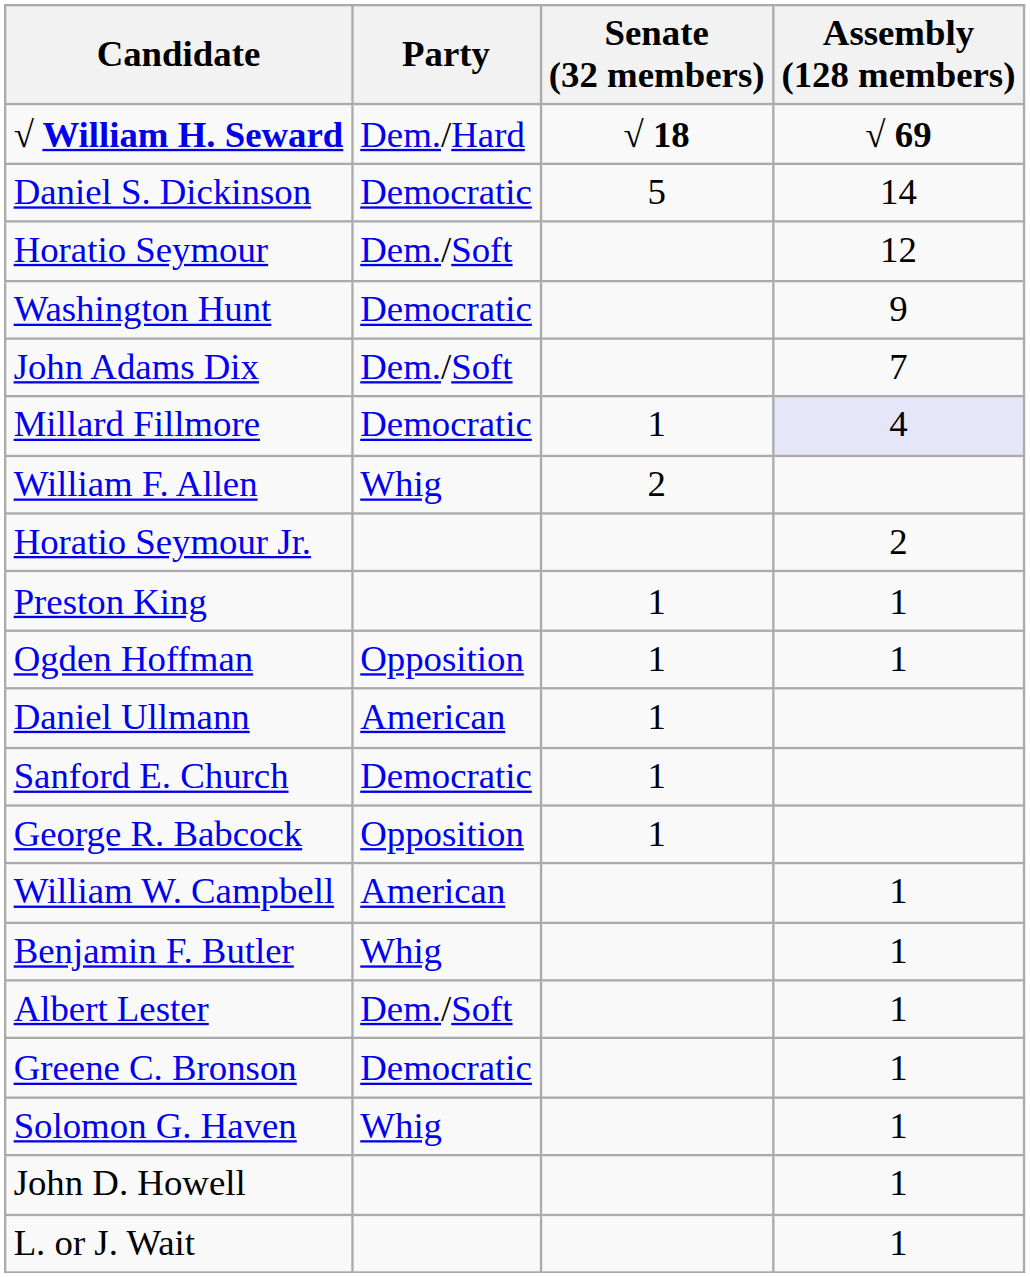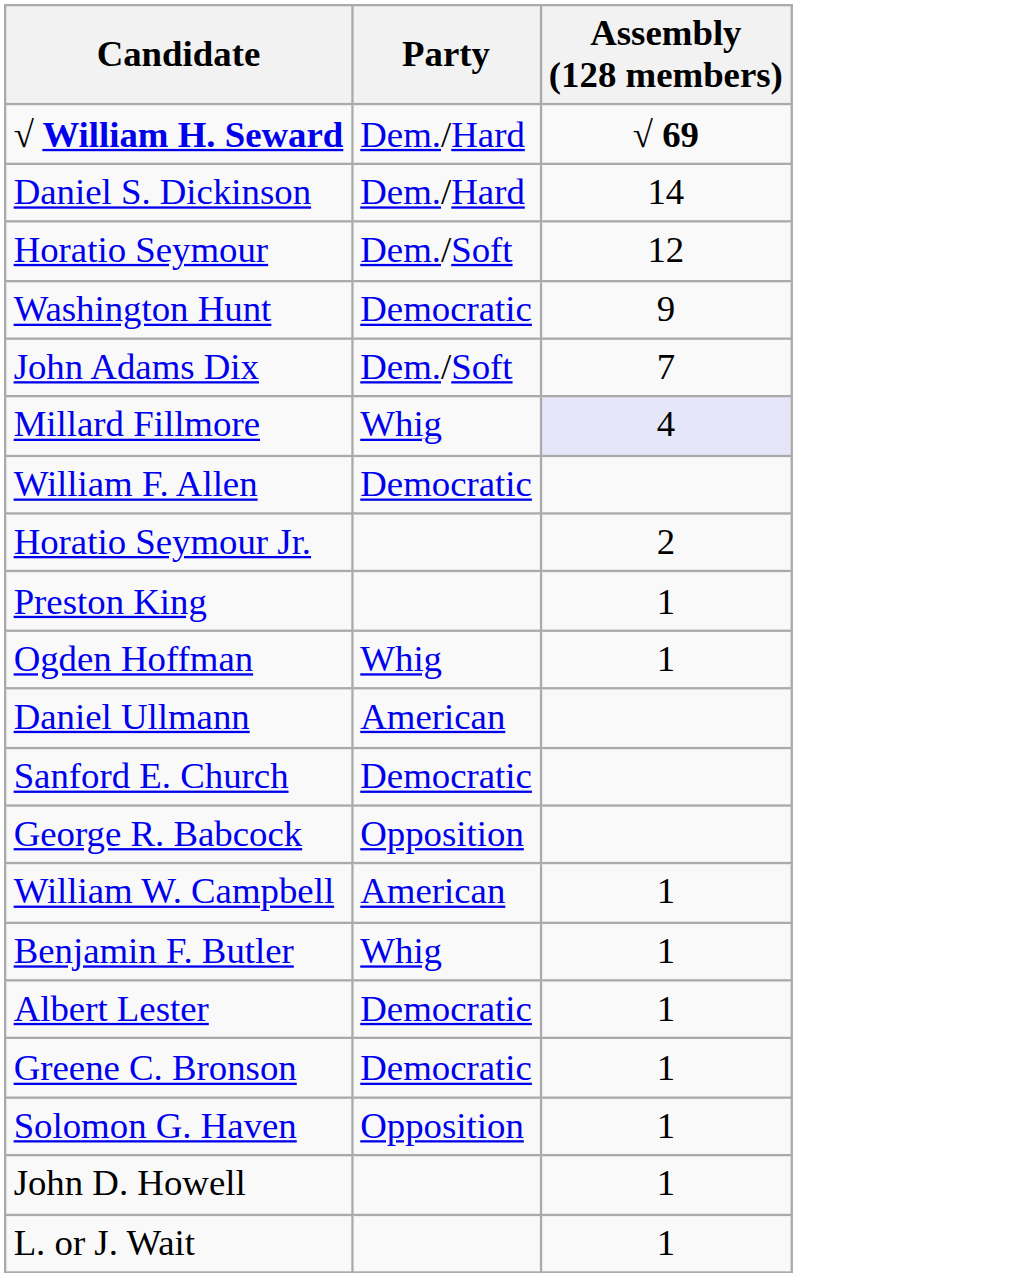- column: (657, 54)
(446, 191) Democratic -> (443, 191) Dem./Hard
(446, 425) Democratic -> (401, 425) Whig
(401, 483) Whig -> (446, 483) Democratic
(442, 658) Opposition -> (401, 658) Whig
(436, 1008) Dem./Soft -> (446, 1008) Democratic
(401, 1125) Whig -> (442, 1125) Opposition
